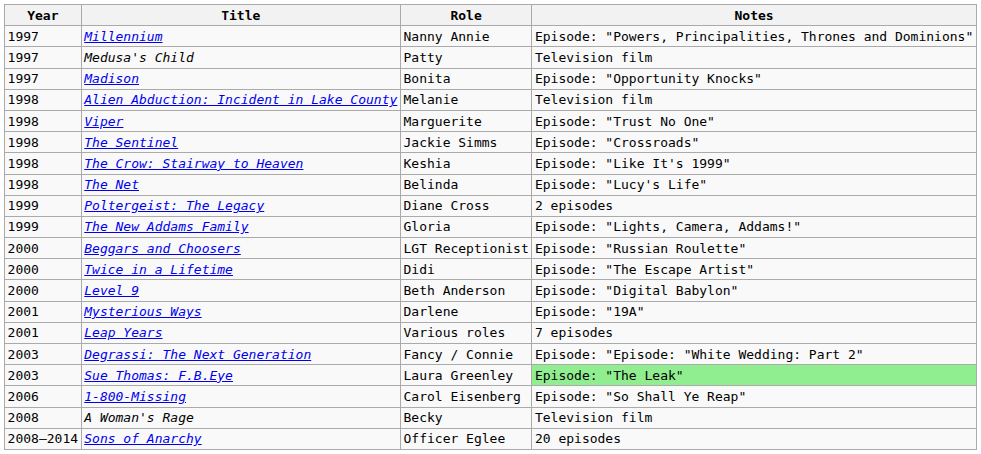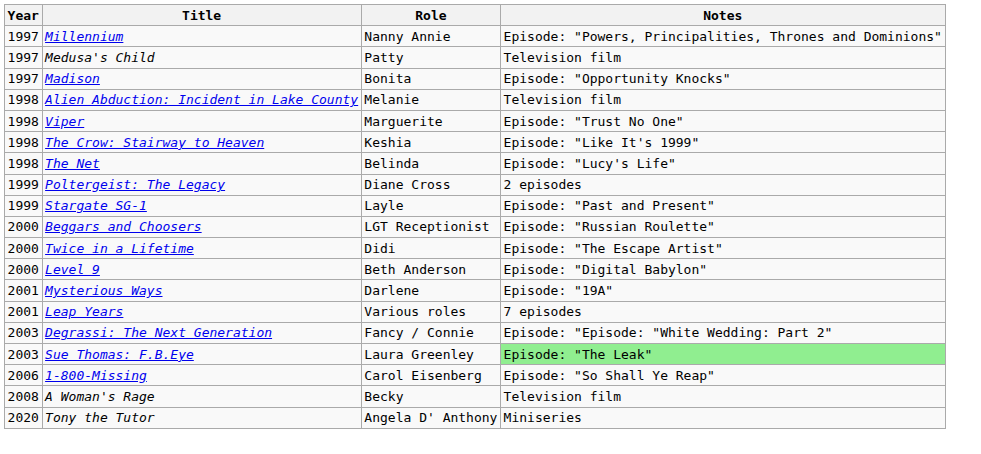- row: (131, 142)
- row: (166, 227)
+ row: (96, 206)
- row: (143, 439)
+ row: (100, 418)
